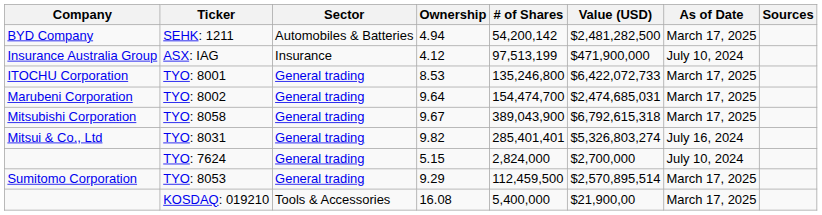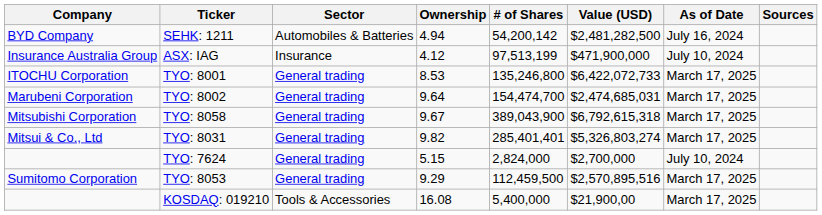(711, 35) March 17, 2025 -> (705, 35) July 16, 2024
(705, 138) July 16, 2024 -> (711, 138) March 17, 2025
(615, 179) $2,570,895,514 -> (615, 179) $2,570,895,516
